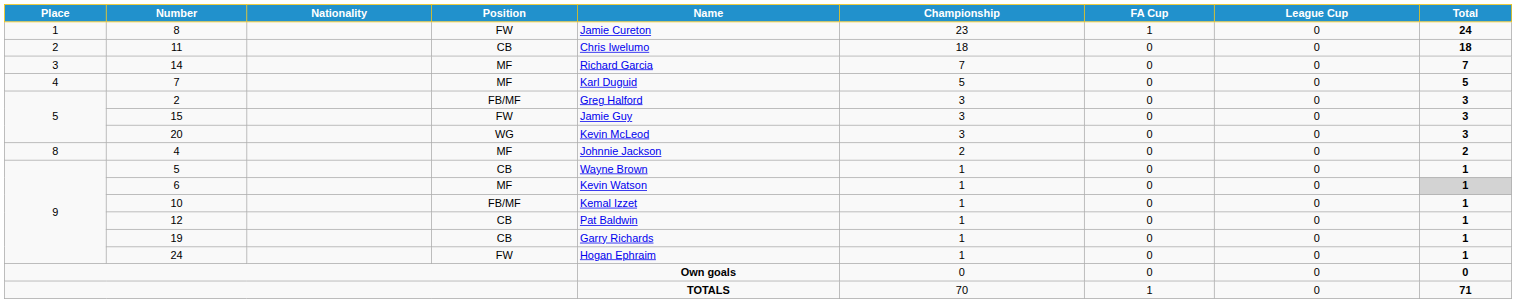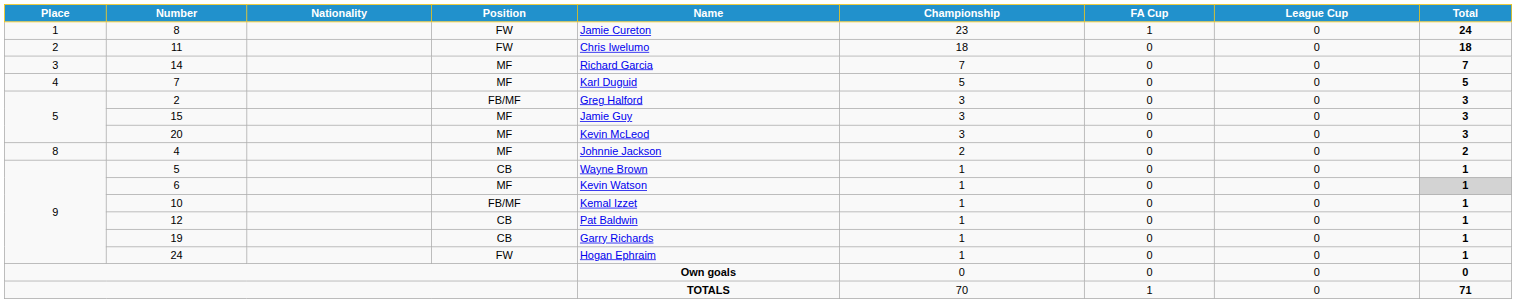(504, 48) CB -> (504, 48) FW
(504, 117) FW -> (504, 117) MF
(504, 134) WG -> (504, 134) MF
